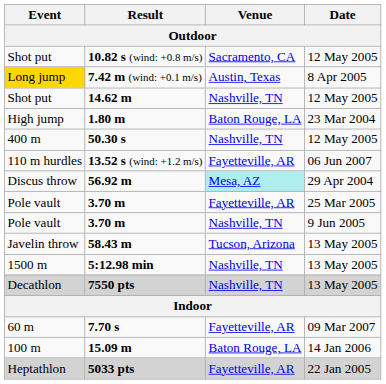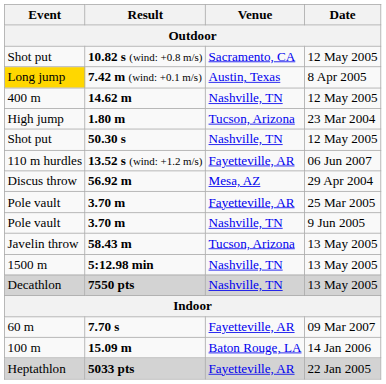(29, 98) Shot put -> (24, 98) 400 m
(255, 118) Baton Rouge, LA -> (252, 118) Tucson, Arizona
(24, 139) 400 m -> (29, 139) Shot put
(234, 181) paleturquoise background -> (234, 181) no background
